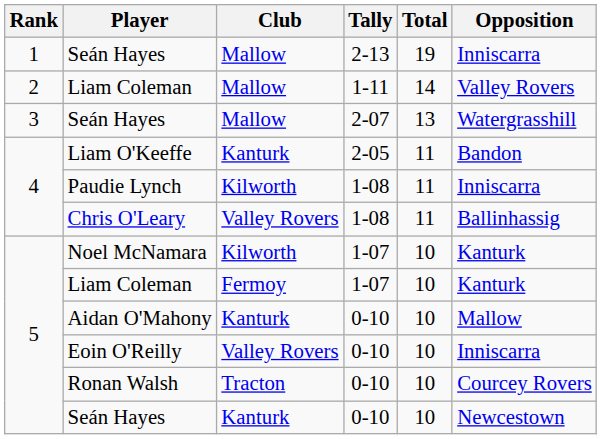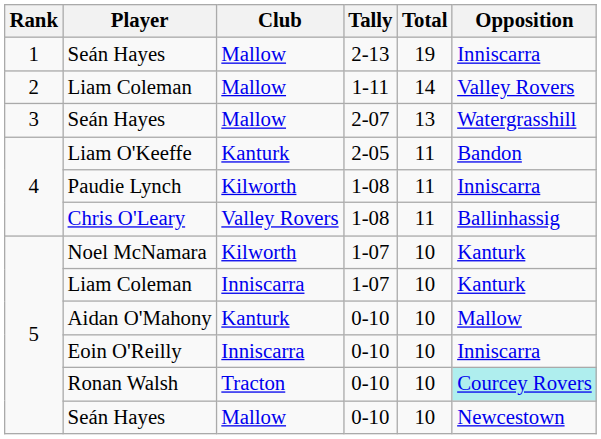(254, 284) Fermoy -> (263, 284) Inniscarra
(280, 350) Valley Rovers -> (263, 350) Inniscarra
(524, 383) no background -> (524, 383) paleturquoise background
(255, 416) Kanturk -> (254, 416) Mallow
